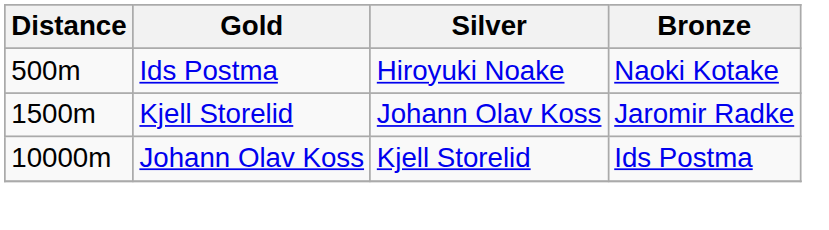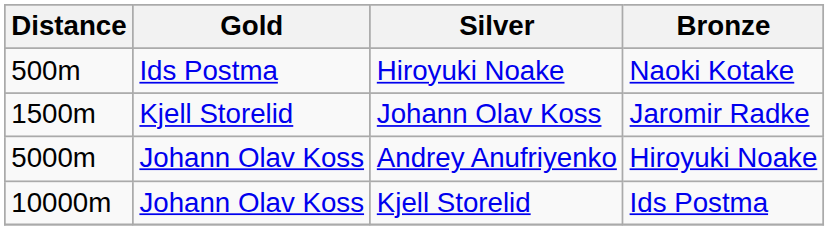+ row: (497, 158)
